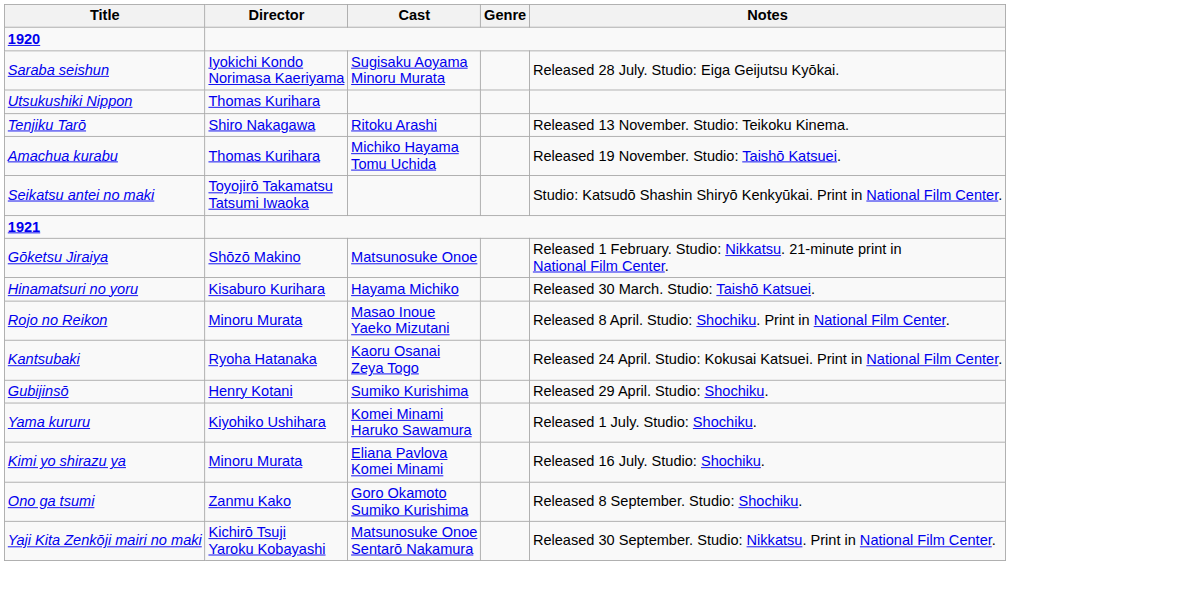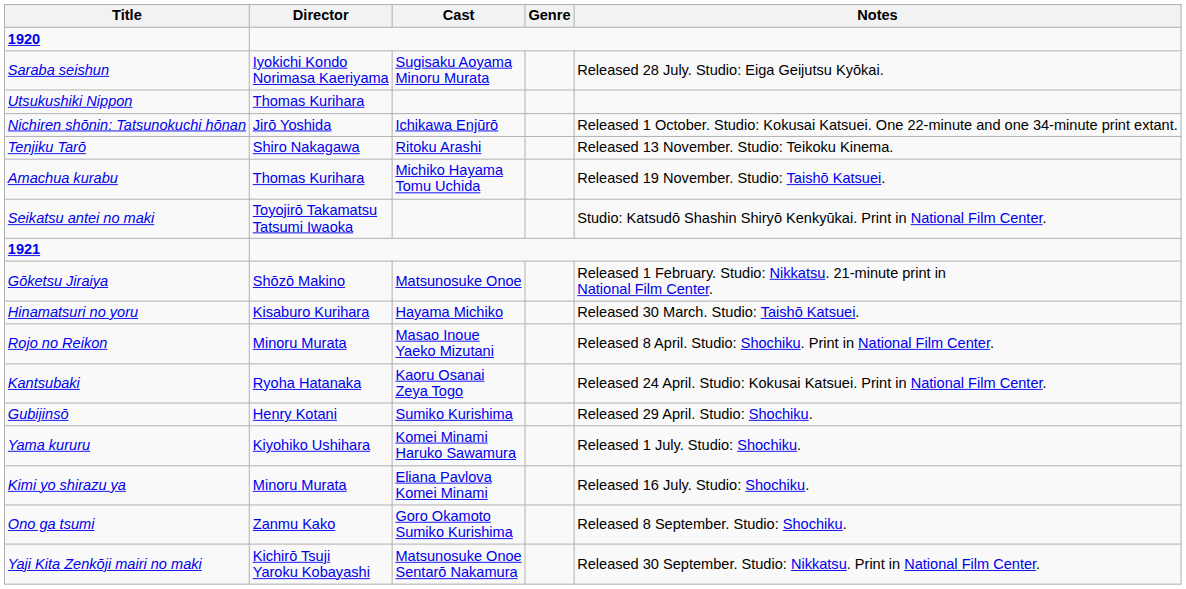+ row: (127, 124)
